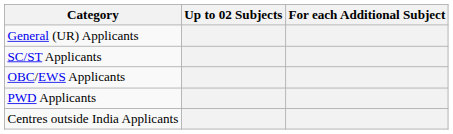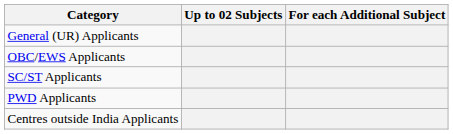rows swapped: (66, 77) <-> (55, 56)
